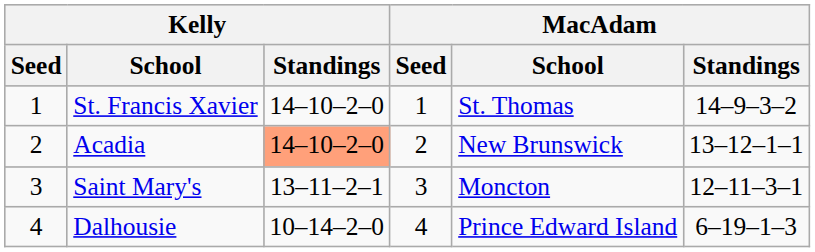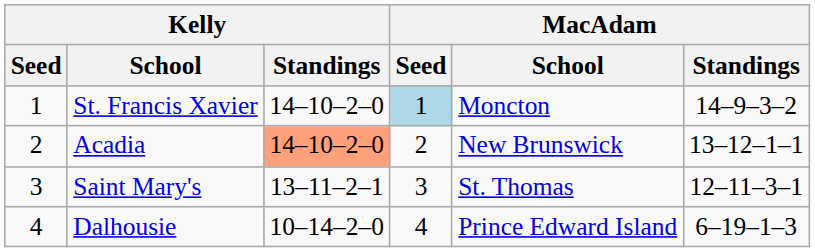(421, 105) no background -> (421, 105) lightblue background
(516, 105) St. Thomas -> (504, 105) Moncton
(504, 186) Moncton -> (516, 186) St. Thomas
